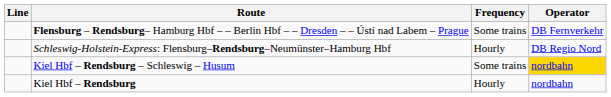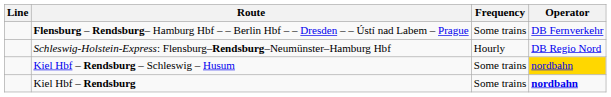(489, 83) Hourly -> (500, 83) Some trains
(552, 83) normal -> (555, 83) bold
